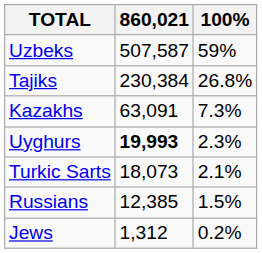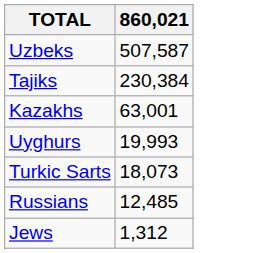- column: (225, 19)
(149, 111) 63,091 -> (149, 111) 63,001
(149, 141) bold -> (149, 141) normal
(149, 202) 12,385 -> (149, 202) 12,485
